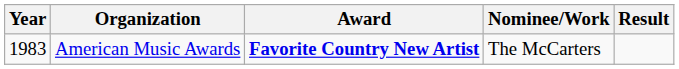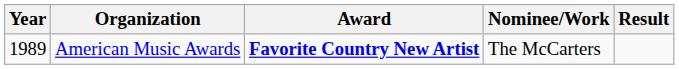(28, 49) 1983 -> (28, 49) 1989
